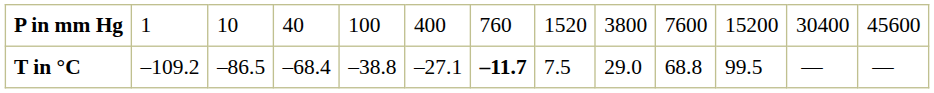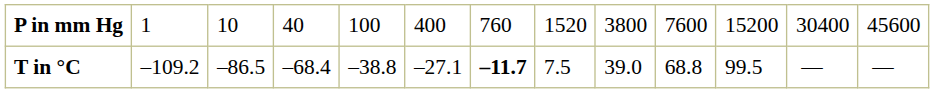(623, 66) 29.0 -> (623, 66) 39.0
